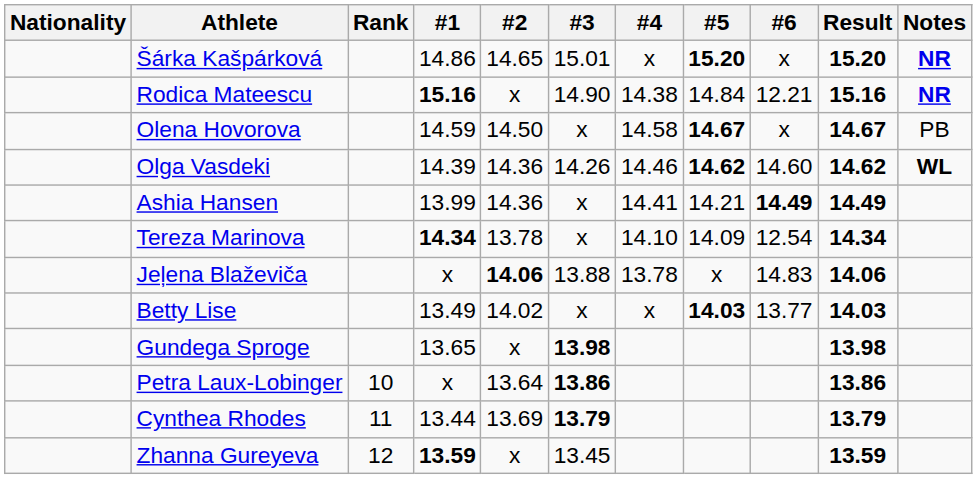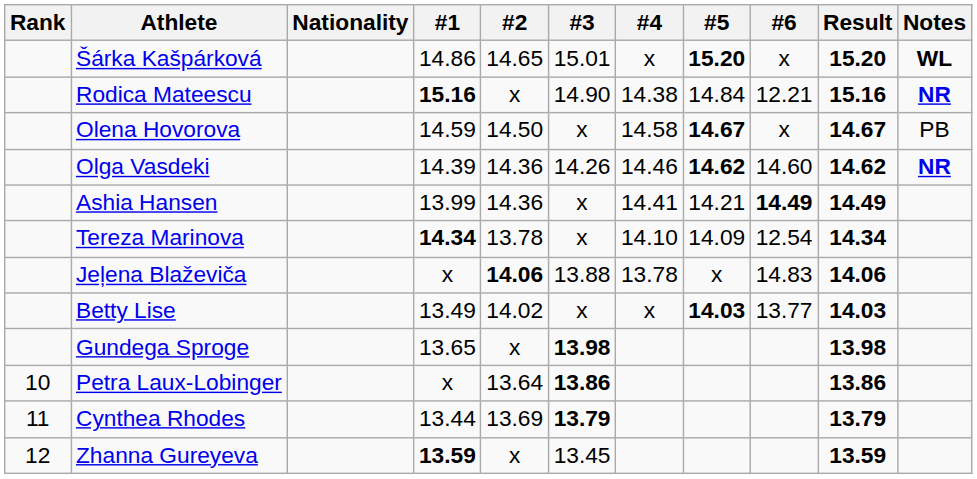columns swapped: (381, 22) <-> (68, 22)
(934, 58) NR -> (934, 58) WL
(934, 166) WL -> (934, 166) NR
